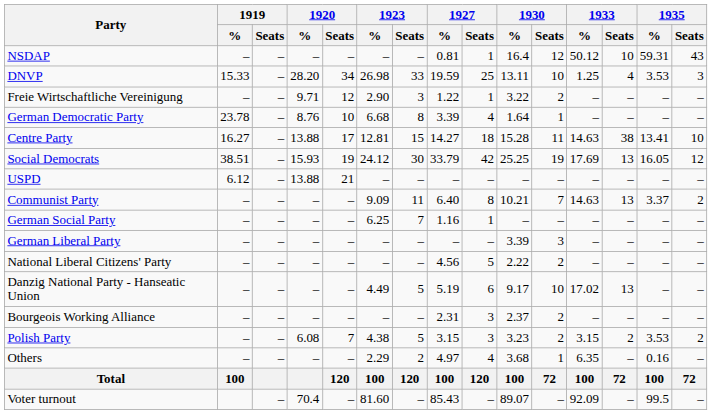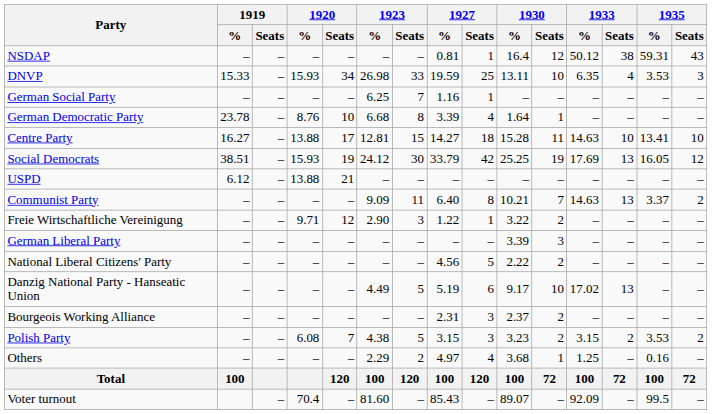(627, 55) 10 -> (627, 55) 38
(305, 76) 28.20 -> (305, 76) 15.93
(588, 76) 1.25 -> (588, 76) 6.35
rows swapped: (61, 220) <-> (95, 96)
(627, 138) 38 -> (627, 138) 10
(588, 358) 6.35 -> (588, 358) 1.25
